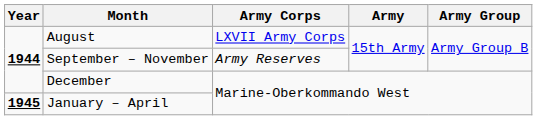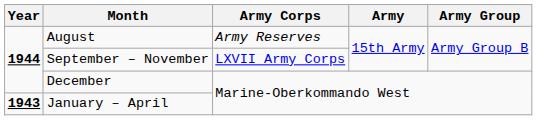(280, 38) LXVII Army Corps -> (268, 38) Army Reserves
(268, 60) Army Reserves -> (280, 60) LXVII Army Corps
(24, 104) 1945 -> (24, 104) 1943
